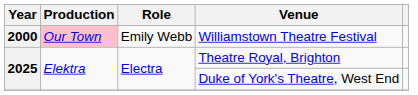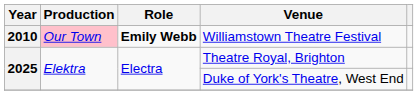(22, 36) 2000 -> (22, 36) 2010
(156, 36) normal -> (159, 36) bold
